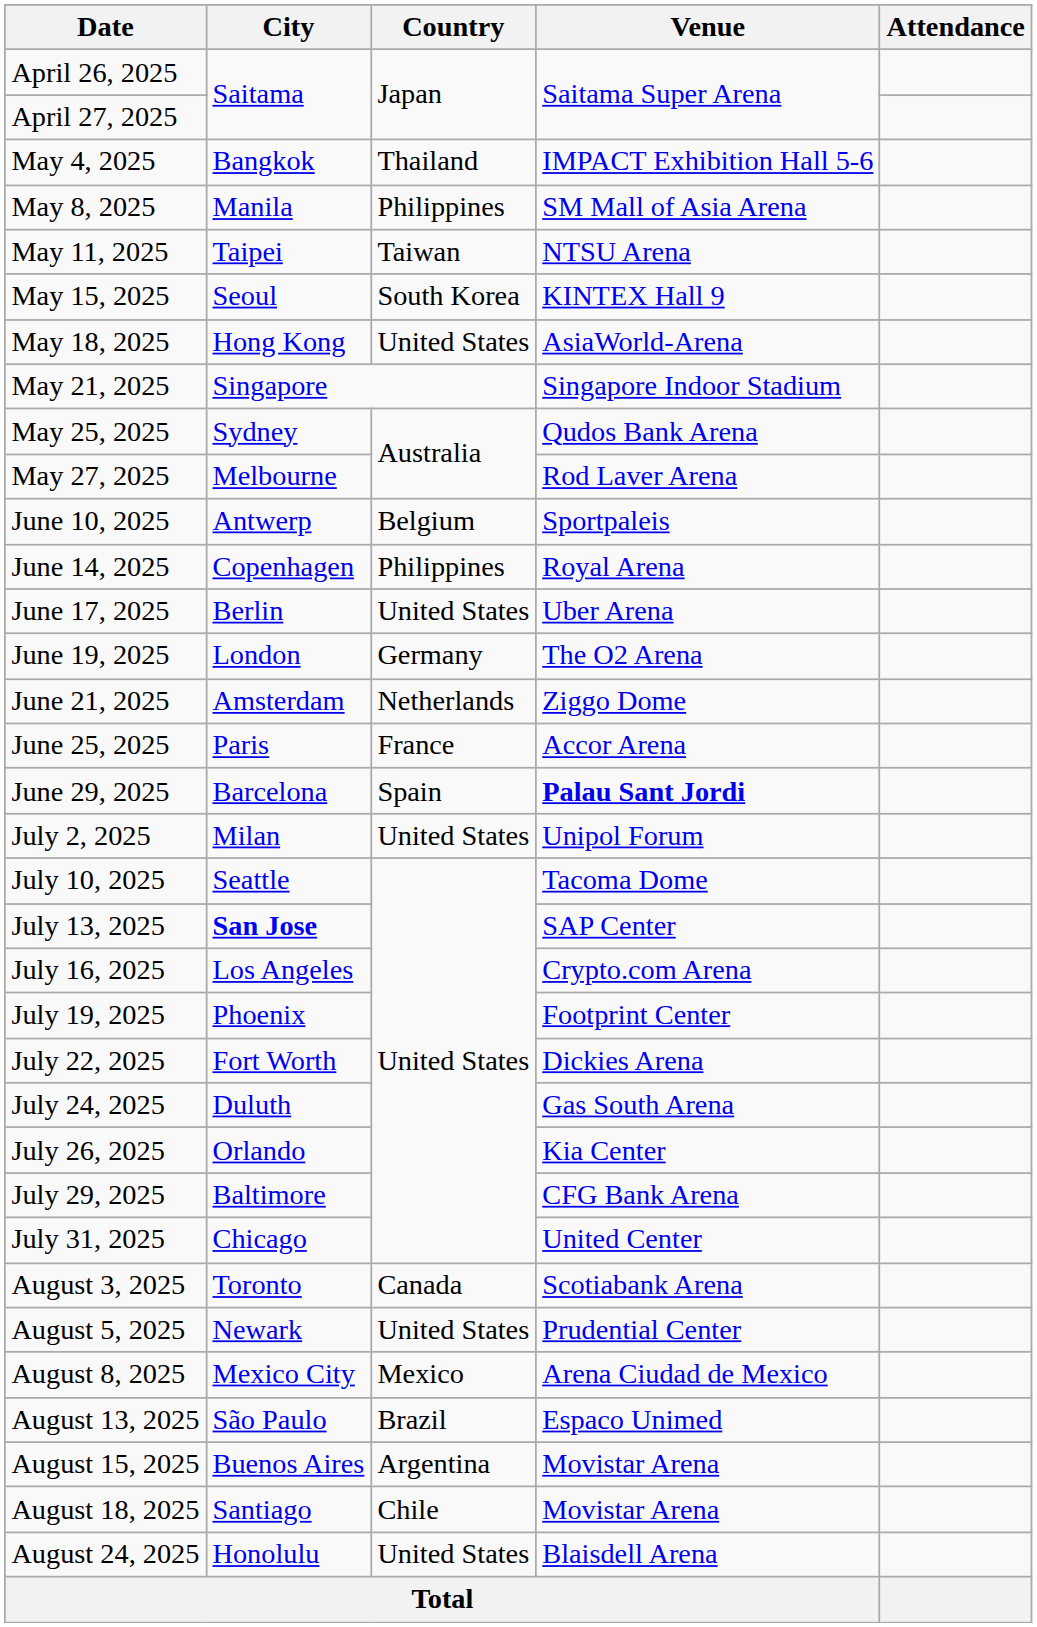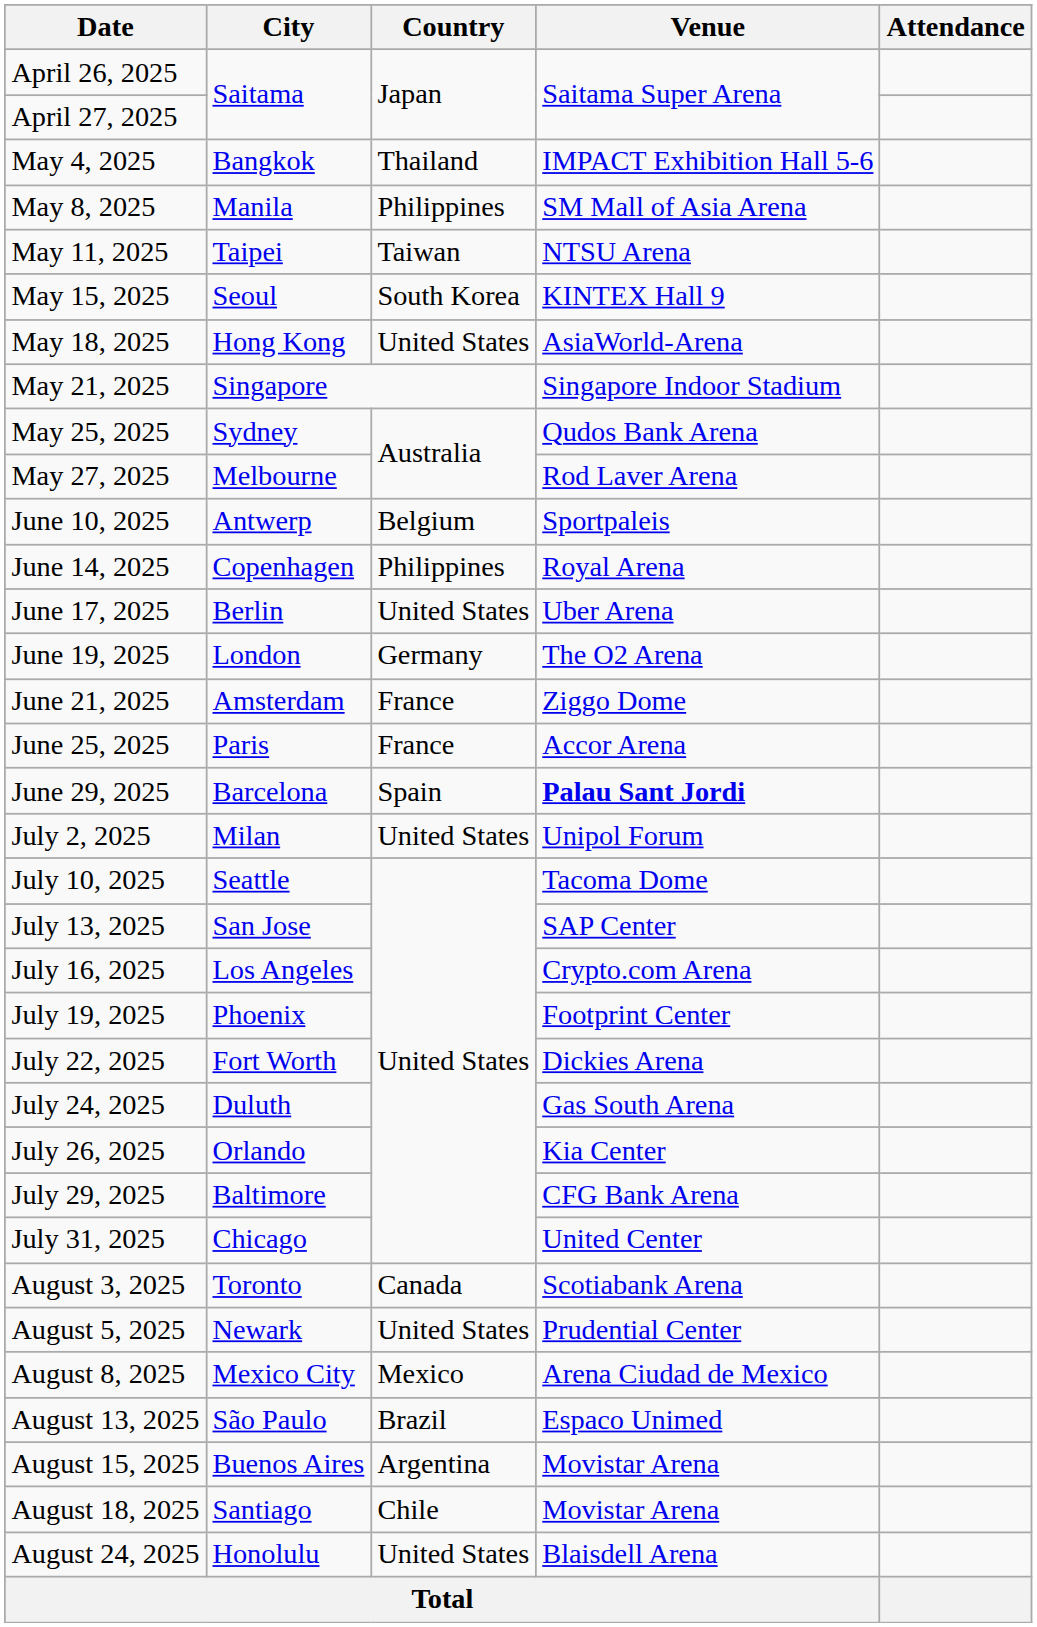(446, 700) Netherlands -> (416, 700) France
(265, 925) bold -> (262, 925) normal
